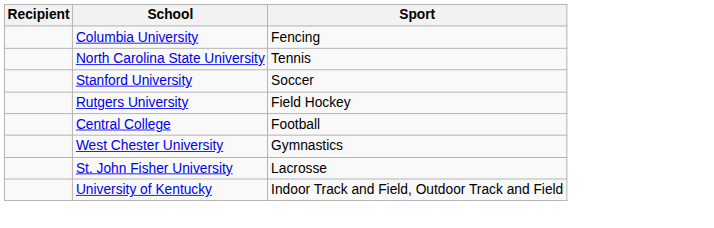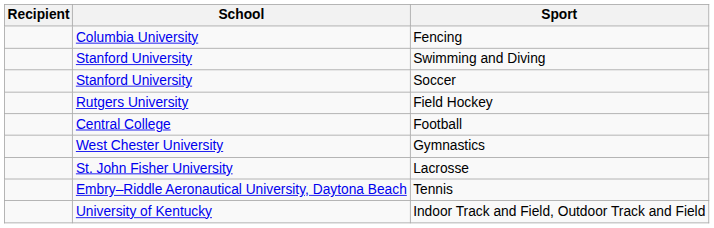- row: (170, 59)
+ row: (134, 59)
+ row: (241, 189)
